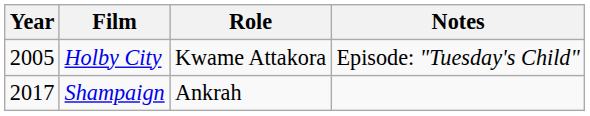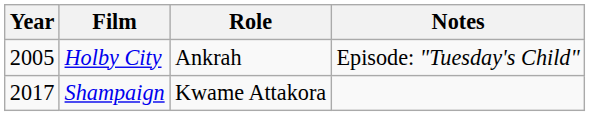(251, 57) Kwame Attakora -> (208, 57) Ankrah
(208, 92) Ankrah -> (251, 92) Kwame Attakora
